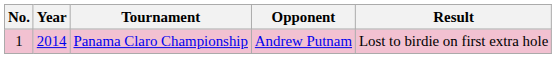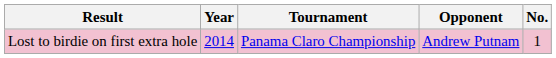columns swapped: (19, 16) <-> (454, 16)
